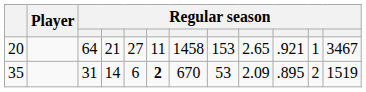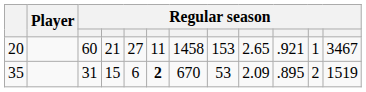(90, 49) 64 -> (90, 49) 60
(113, 73) 14 -> (113, 73) 15
